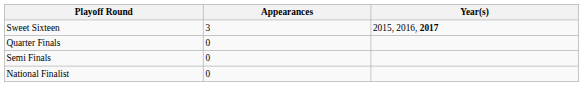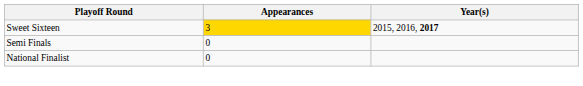(208, 28) no background -> (208, 28) gold background
- row: (33, 43)
